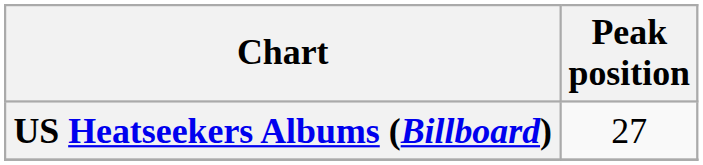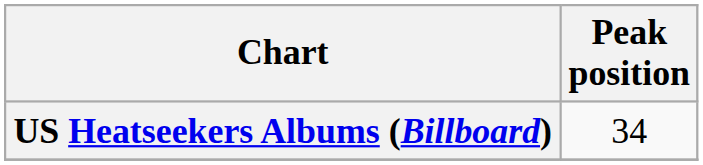(629, 130) 27 -> (629, 130) 34
